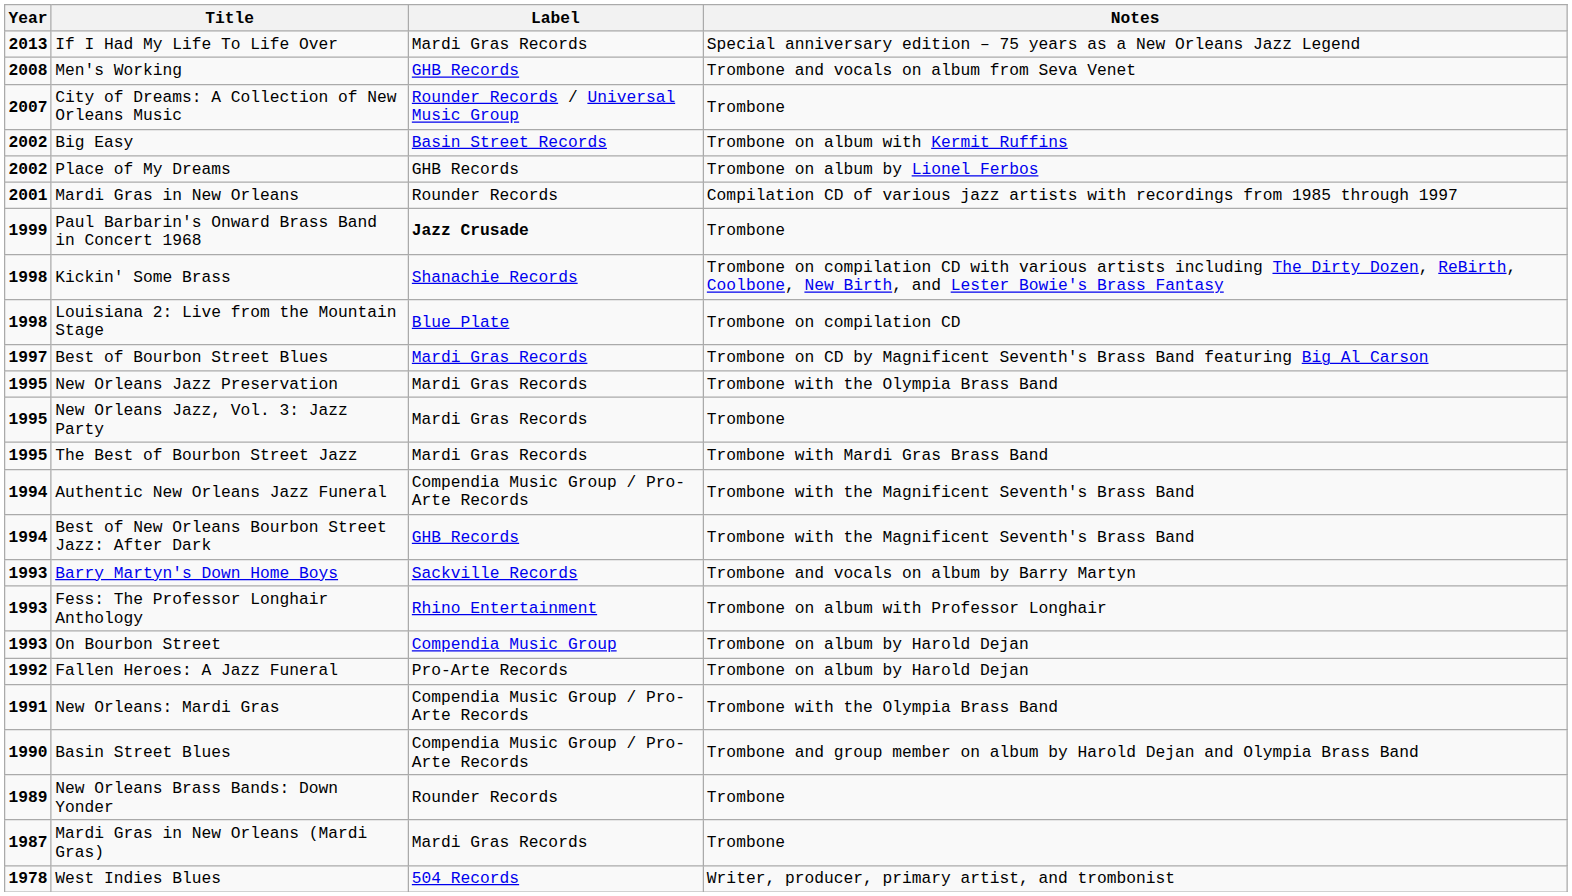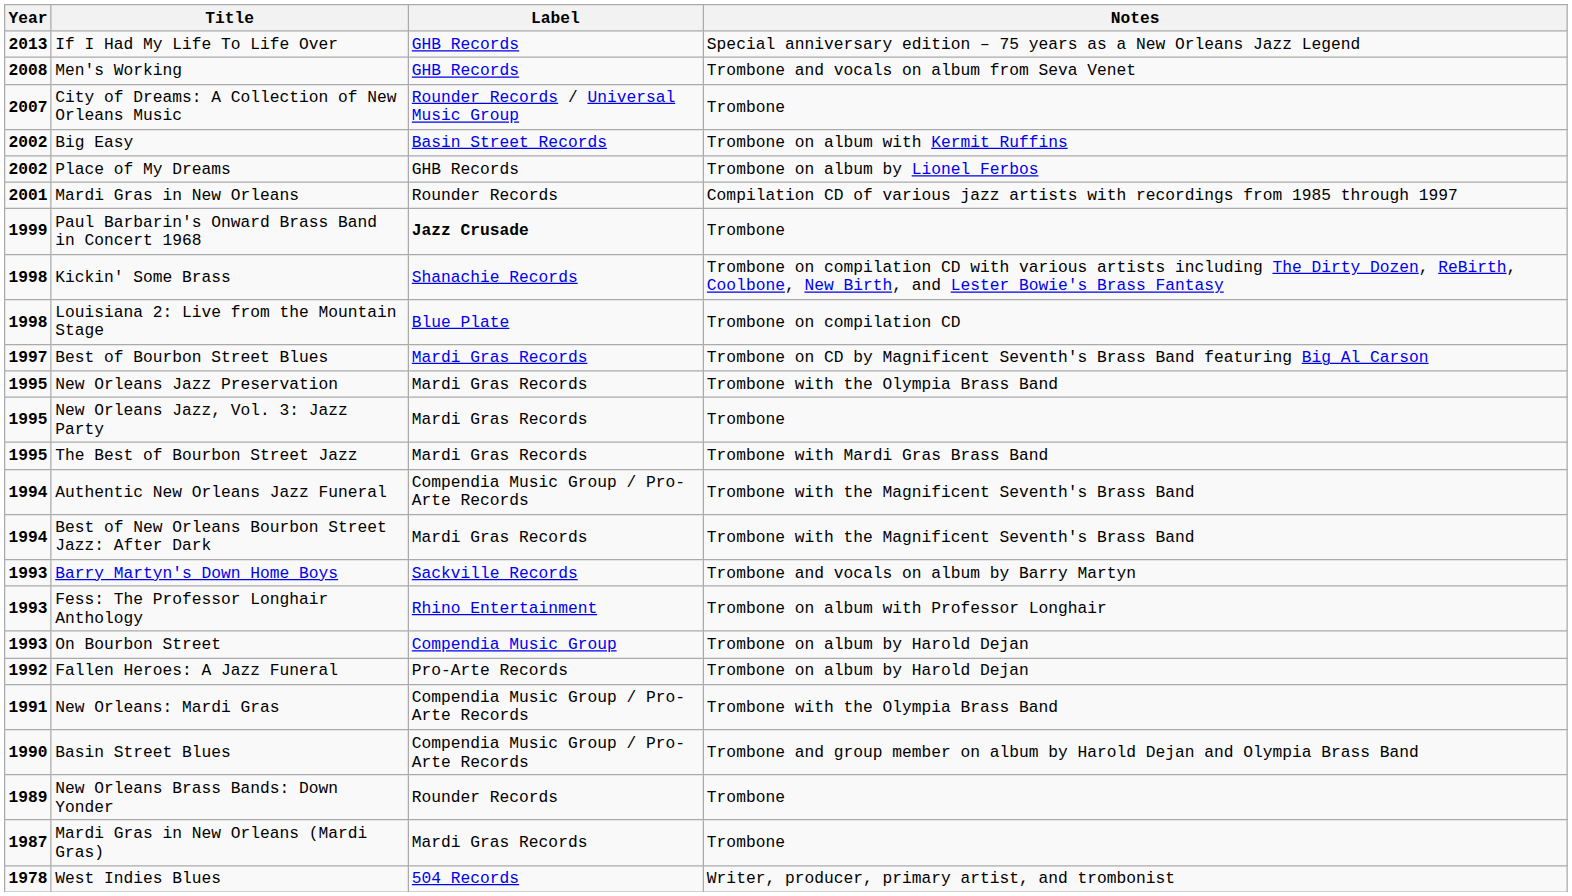(500, 44) Mardi Gras Records -> (465, 44) GHB Records
(465, 537) GHB Records -> (500, 537) Mardi Gras Records
